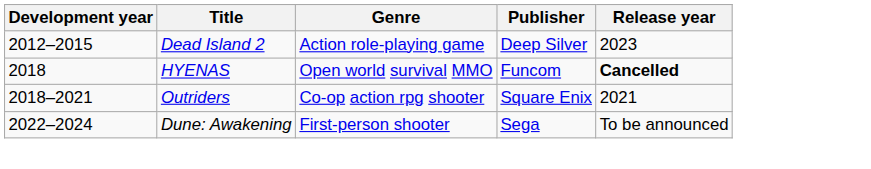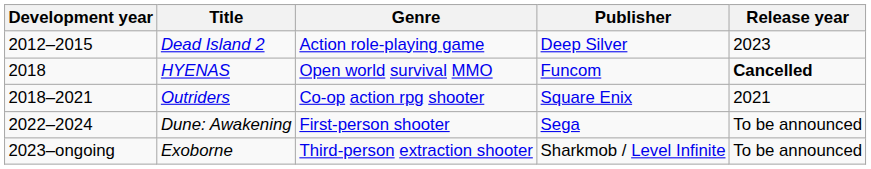+ row: (197, 151)
